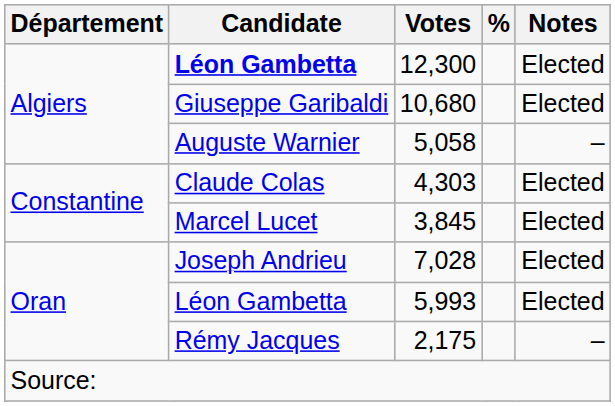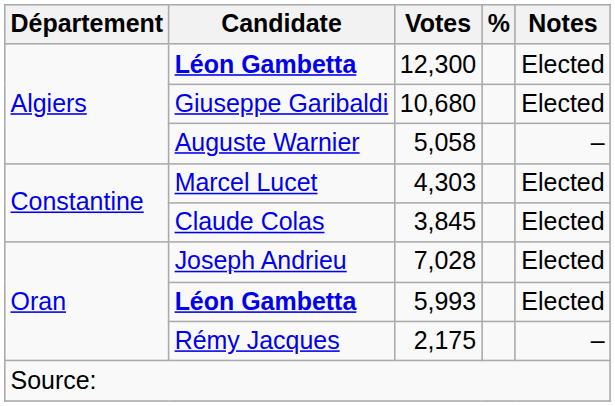(250, 182) Claude Colas -> (246, 182) Marcel Lucet
(246, 222) Marcel Lucet -> (250, 222) Claude Colas
(261, 301) normal -> (265, 301) bold
